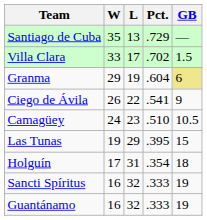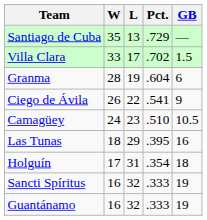(114, 78) 29 -> (114, 78) 28
(179, 78) khaki background -> (179, 78) no background
(114, 141) 19 -> (114, 141) 18
(182, 141) 15 -> (182, 141) 16
